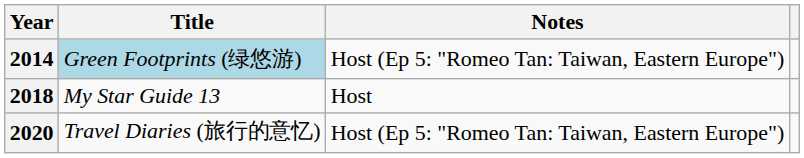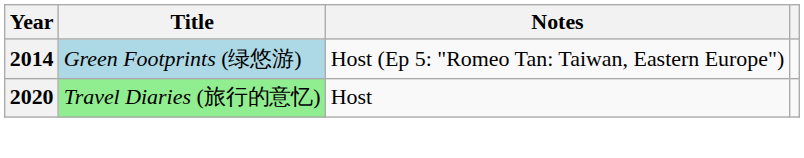- row: (32, 95)
(192, 131) no background -> (192, 96) lightgreen background
(557, 132) Host (Ep 5: "Romeo Tan: Taiwan, Eastern Europe") -> (351, 97) Host
